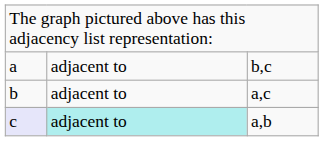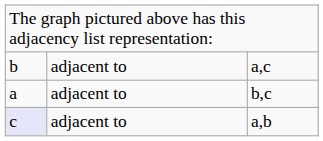rows swapped: (261, 66) <-> (261, 93)
(89, 121) paleturquoise background -> (89, 121) no background
